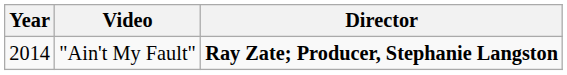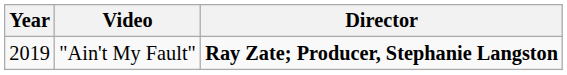(30, 52) 2014 -> (30, 52) 2019
